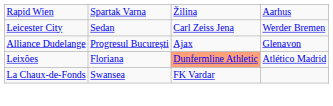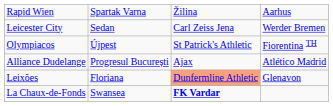+ row: (31, 45)
(282, 43) Glenavon -> (294, 62) Atlético Madrid
(294, 59) Atlético Madrid -> (282, 77) Glenavon
(194, 75) normal -> (197, 93) bold
